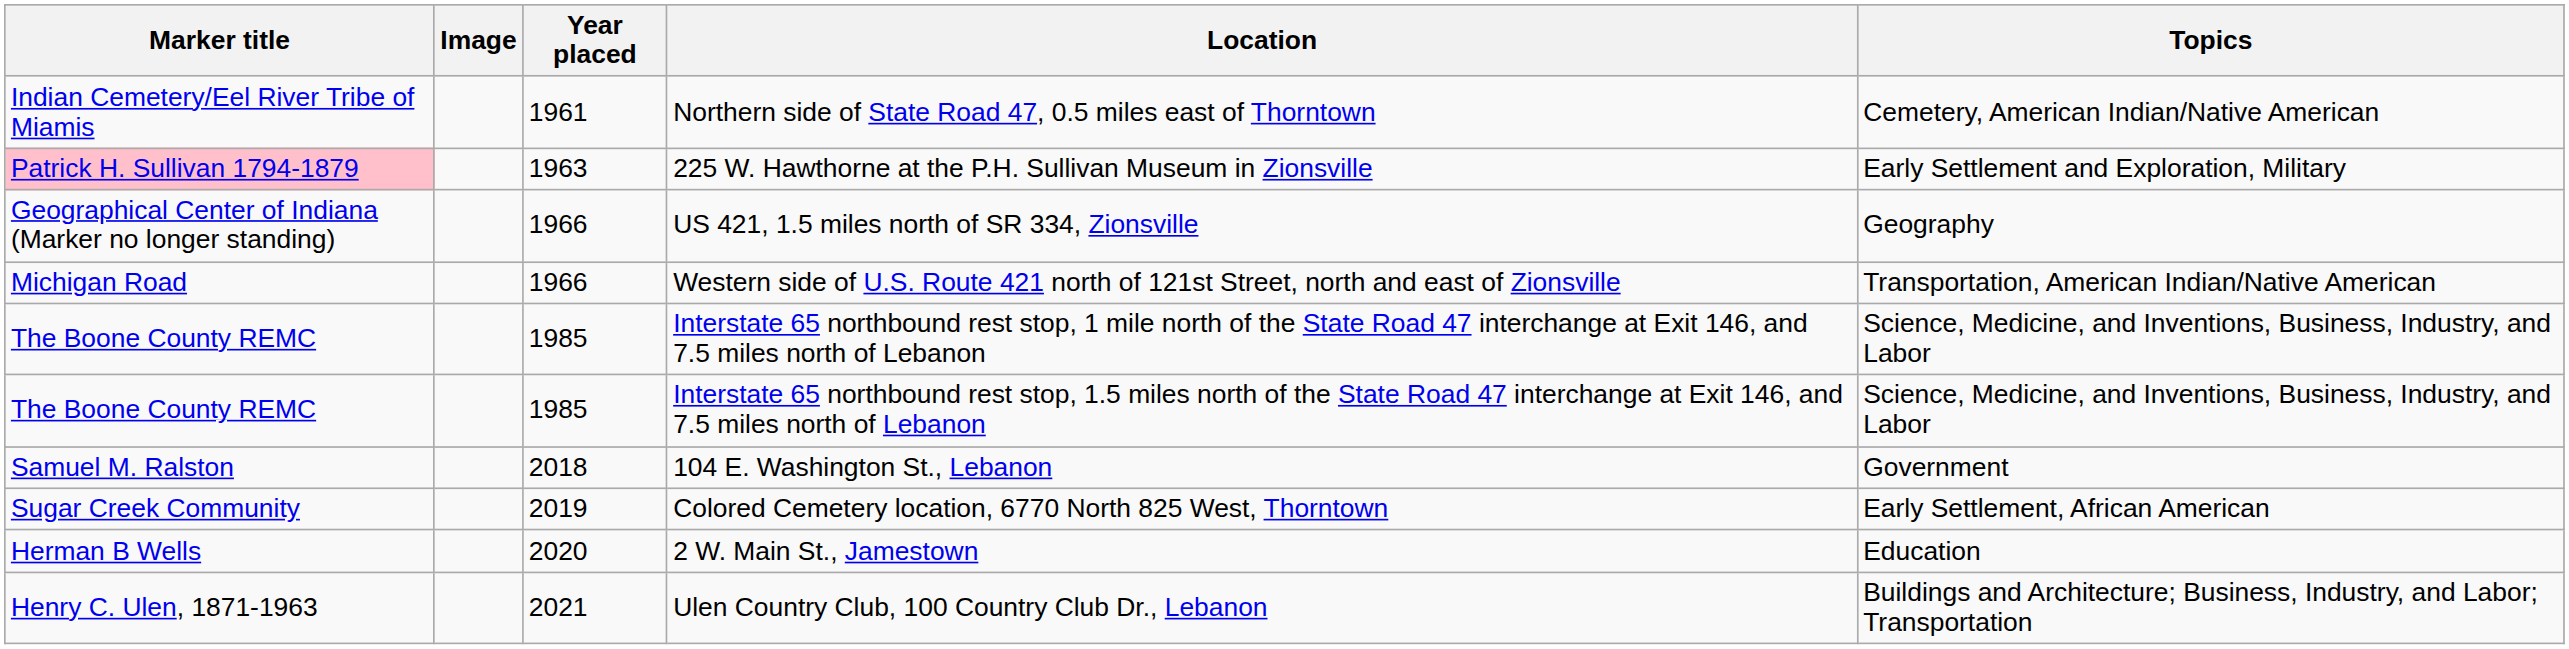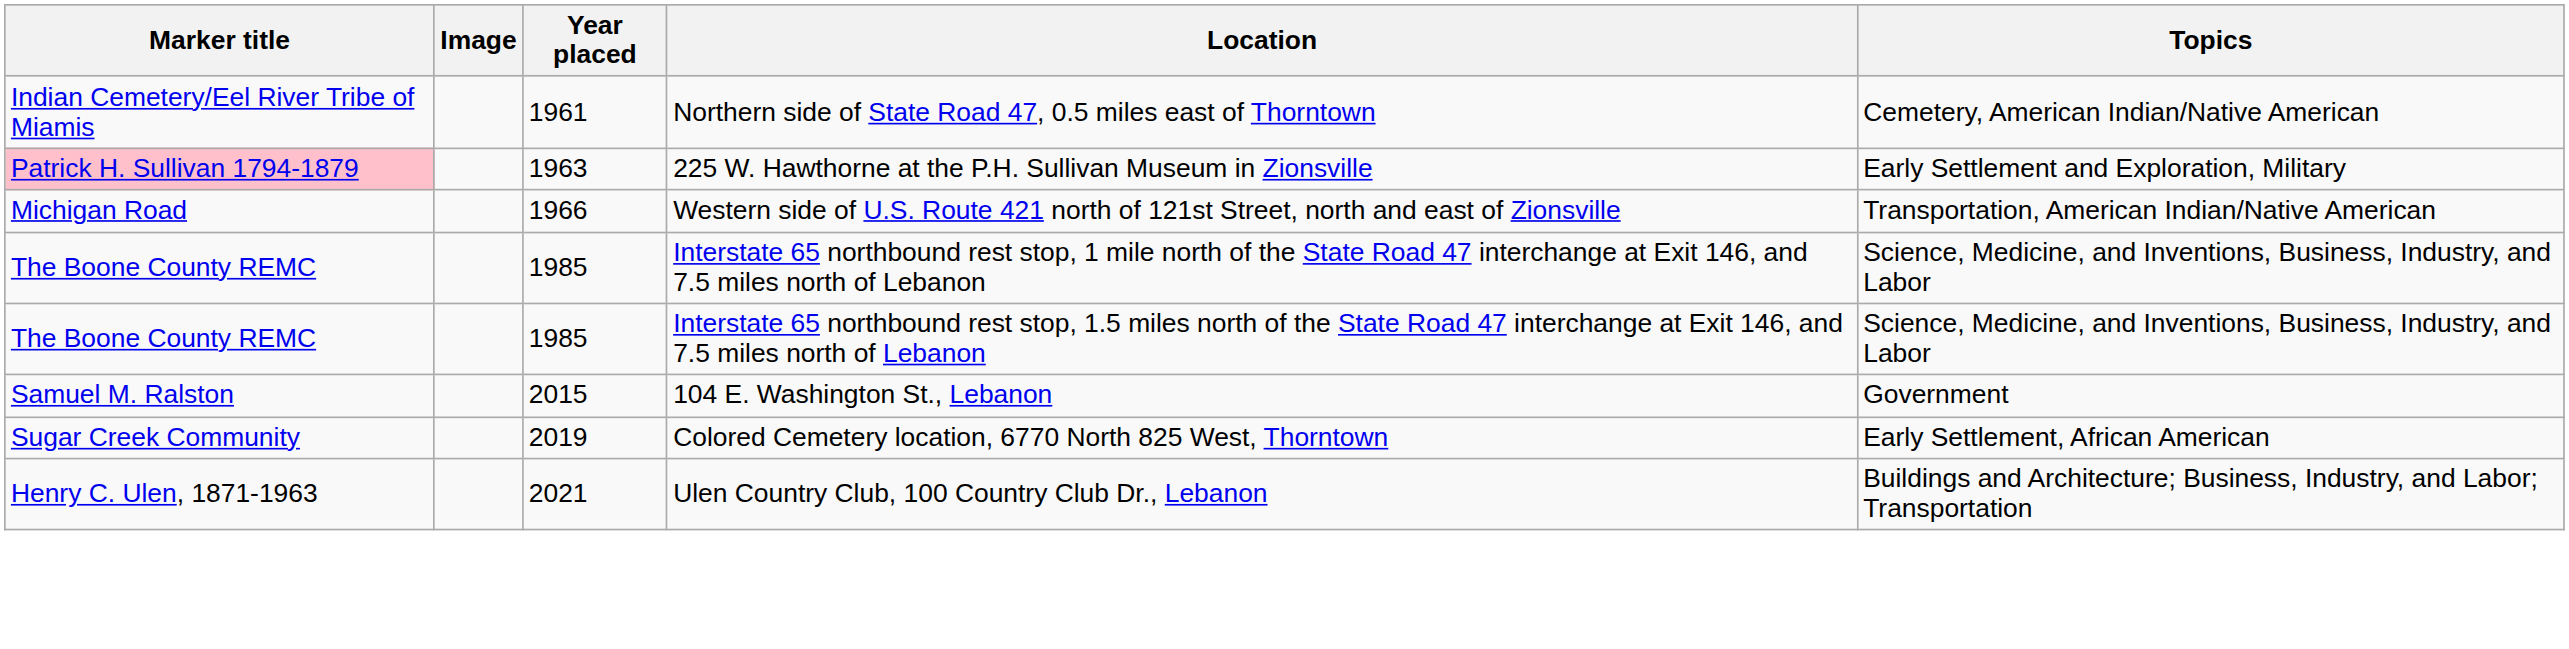- row: (936, 225)
(558, 467) 2018 -> (558, 395) 2015
- row: (826, 550)
